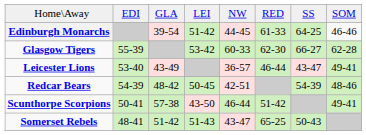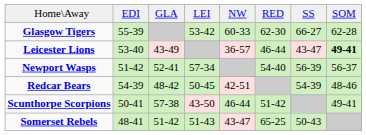- row: (59, 31)
(344, 68) normal -> (344, 50) bold
+ row: (59, 68)
